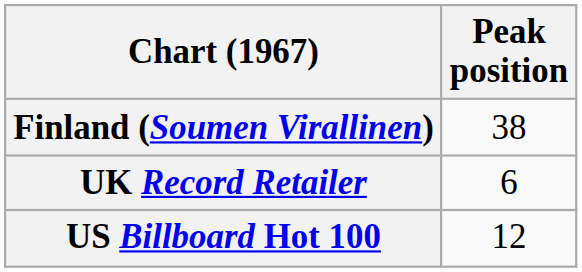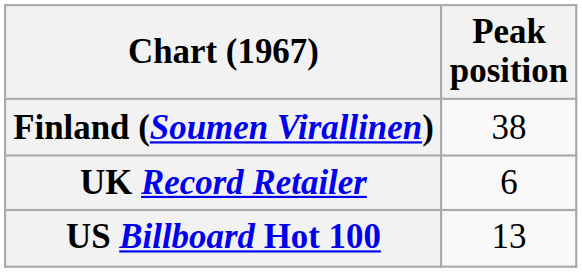(509, 237) 12 -> (509, 237) 13
